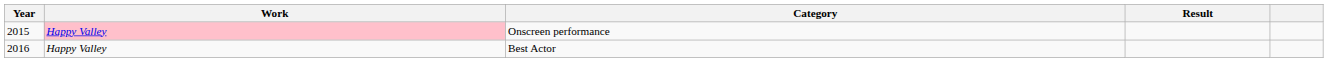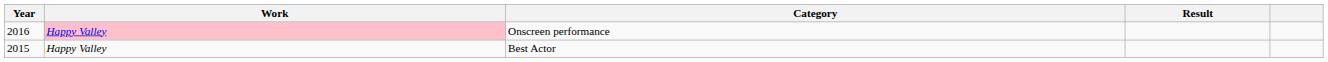(18, 31) 2015 -> (18, 31) 2016
(18, 48) 2016 -> (18, 48) 2015
